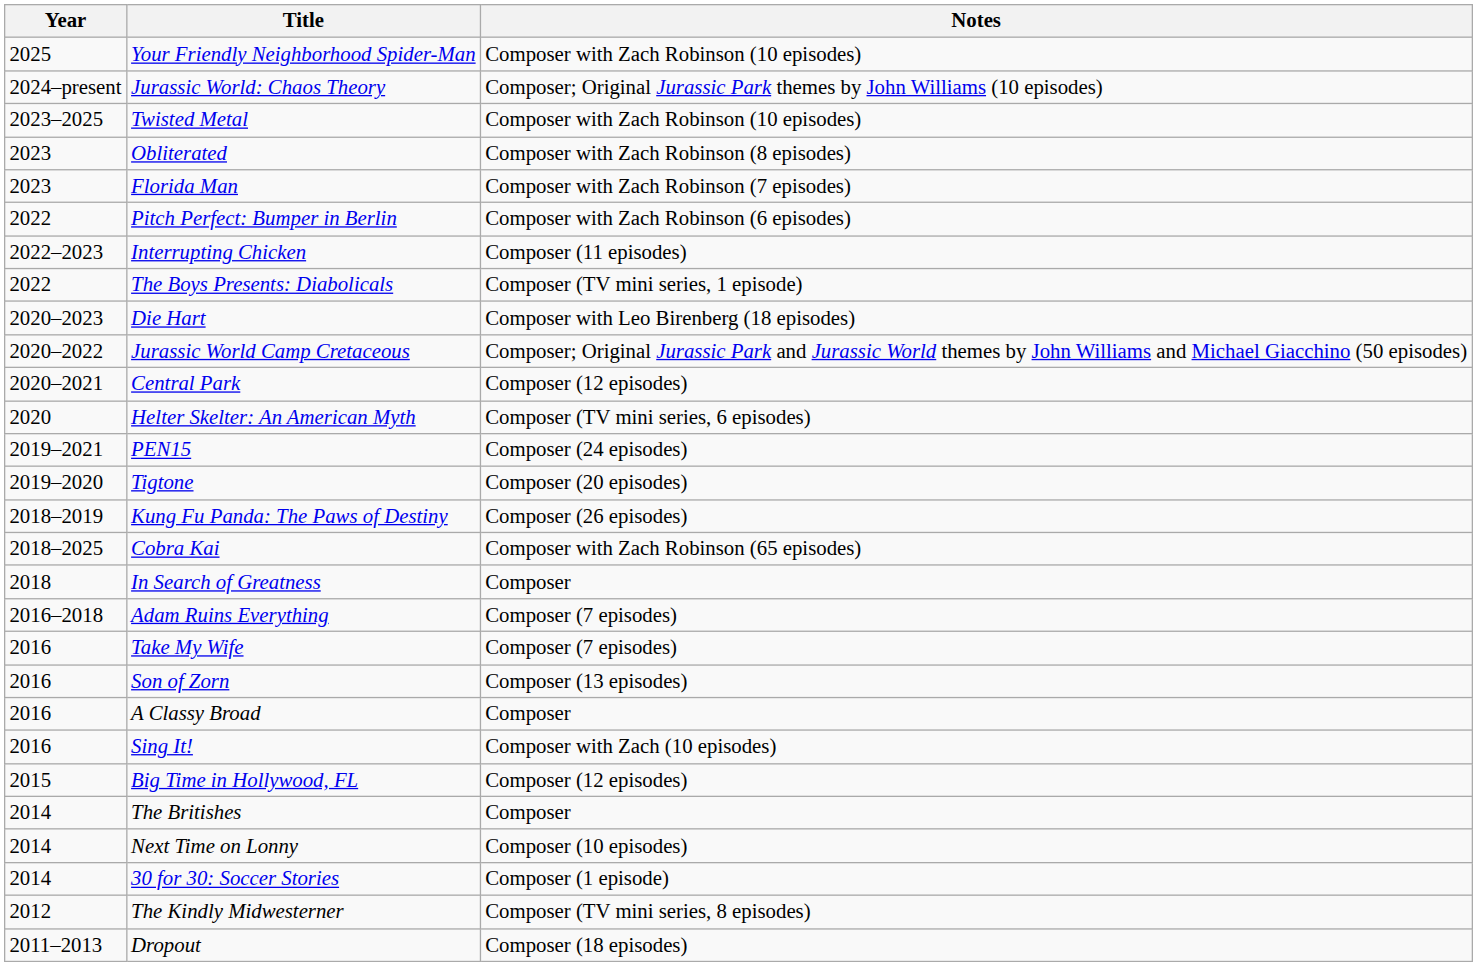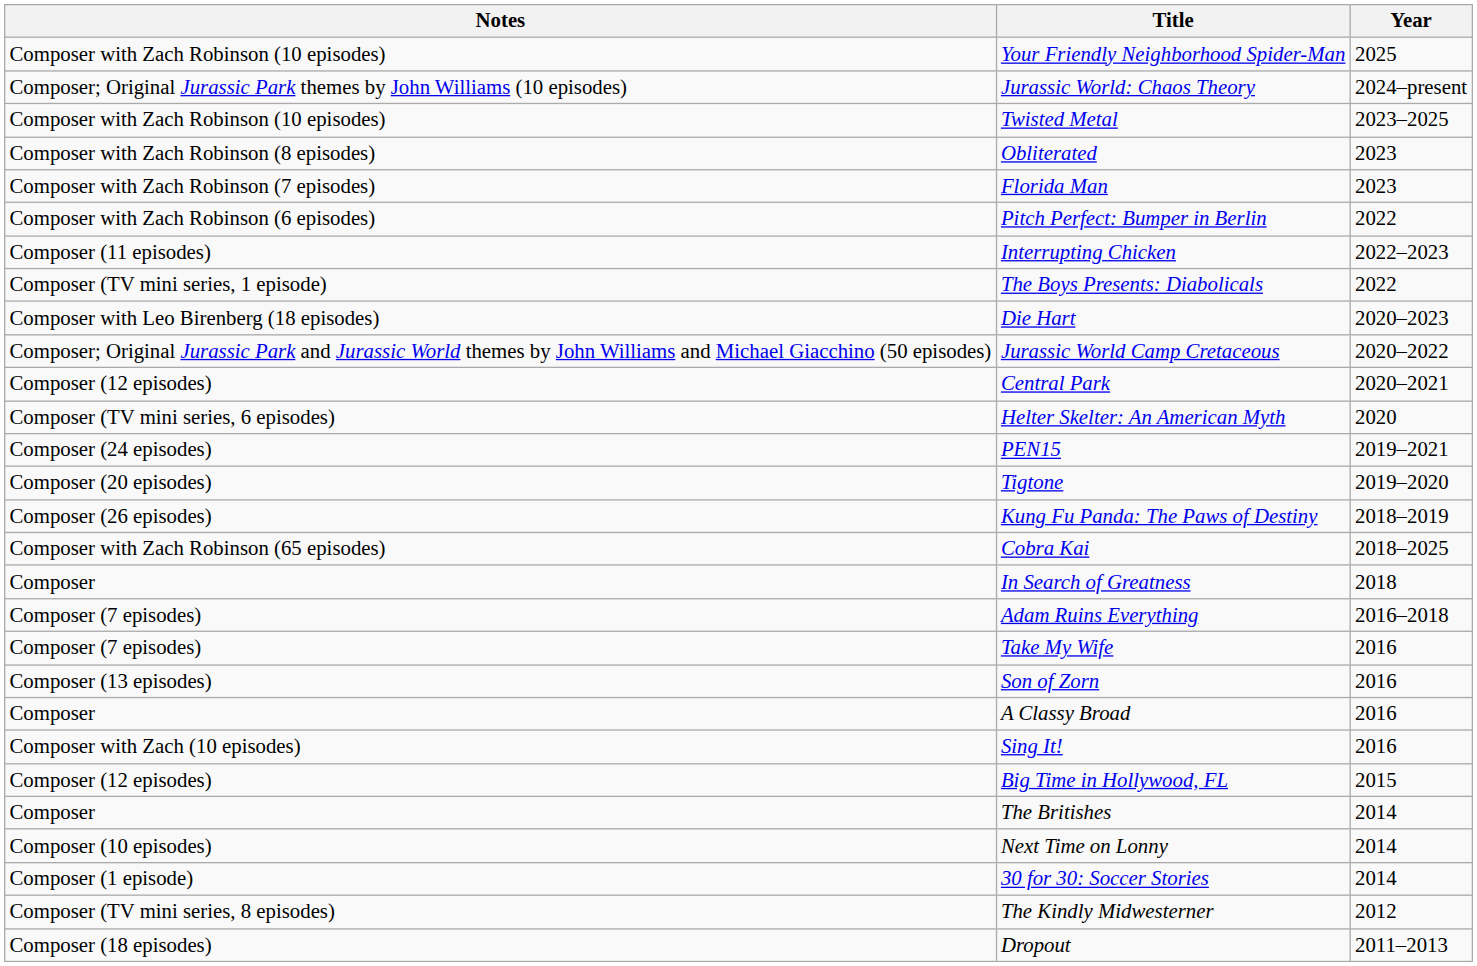columns swapped: (65, 20) <-> (976, 20)
